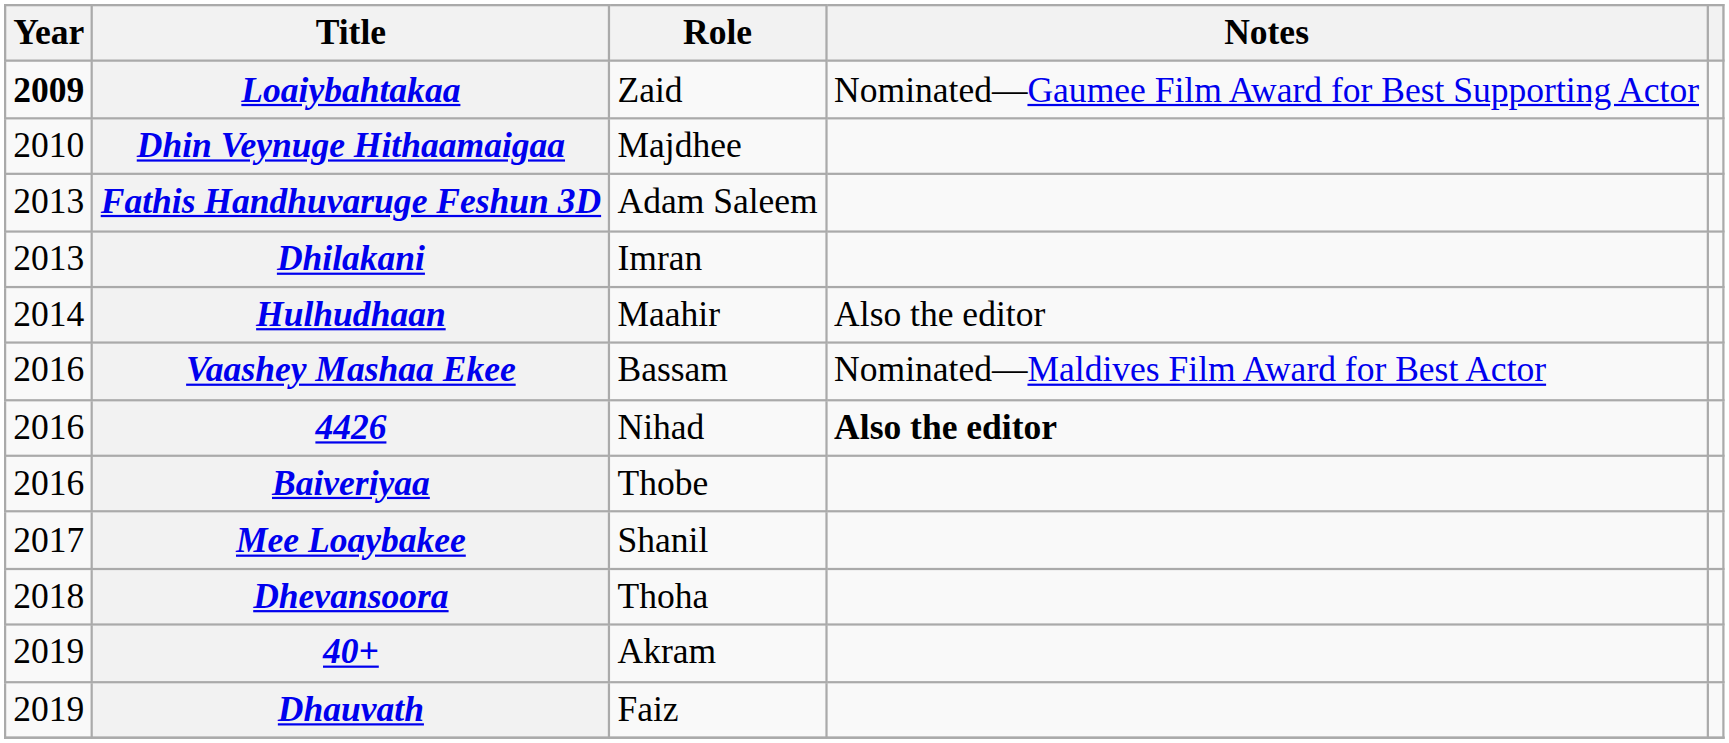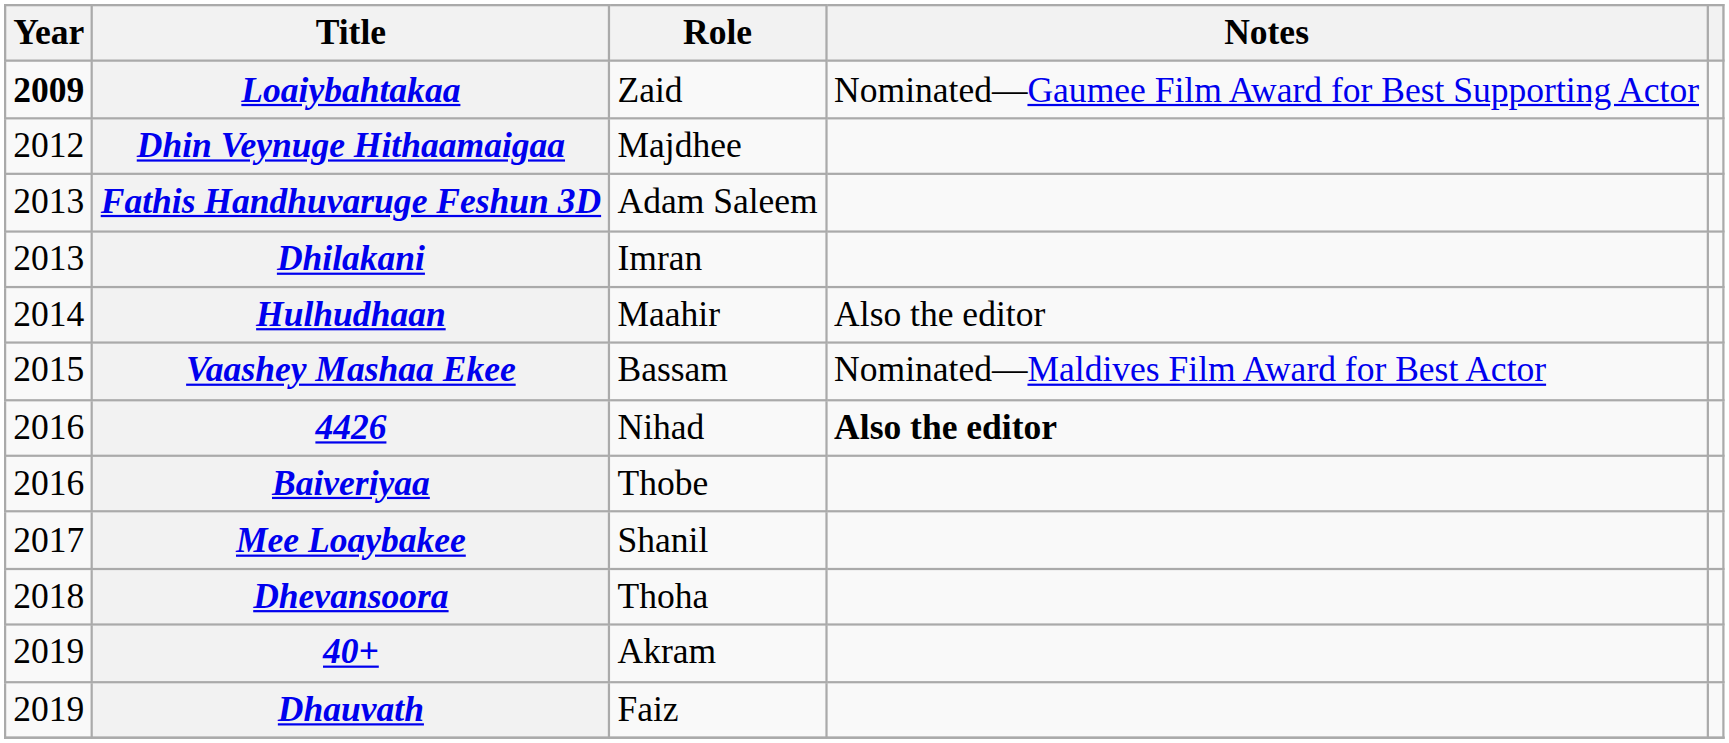(49, 145) 2010 -> (49, 145) 2012
(49, 370) 2016 -> (49, 370) 2015
